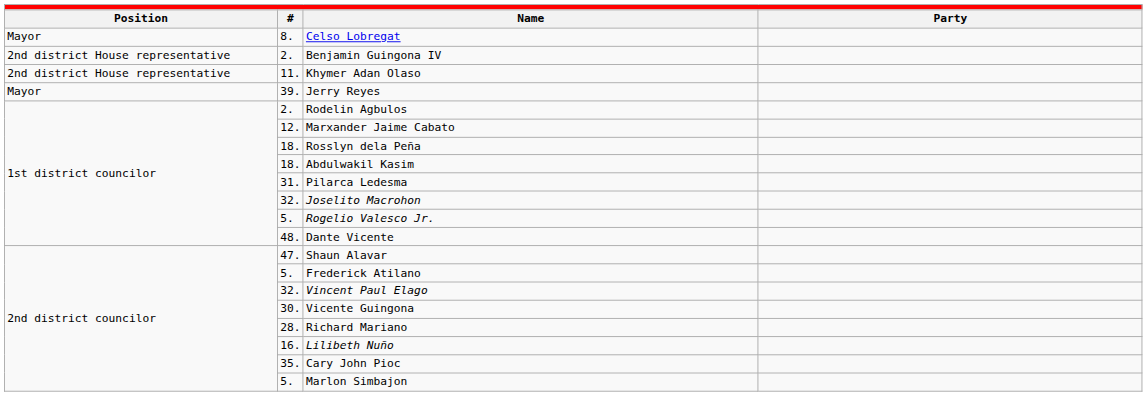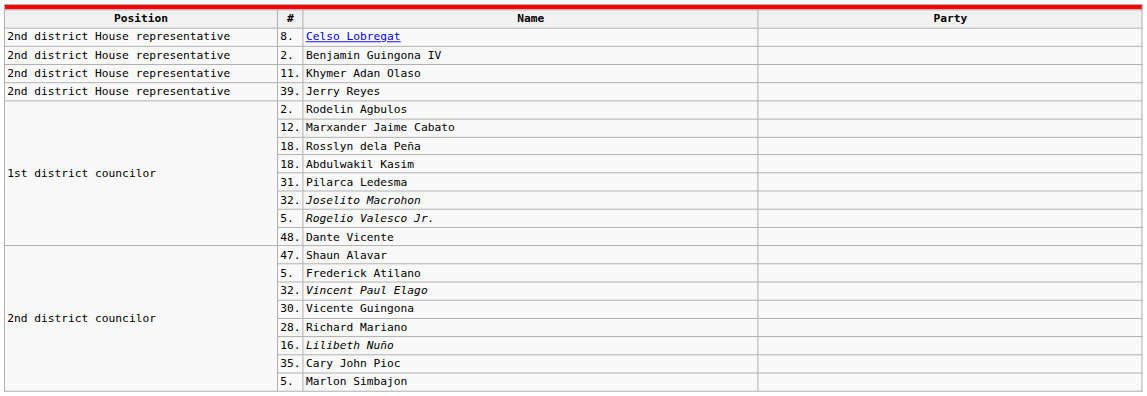(24, 37) Mayor -> (119, 37) 2nd district House representative
(24, 92) Mayor -> (119, 92) 2nd district House representative
